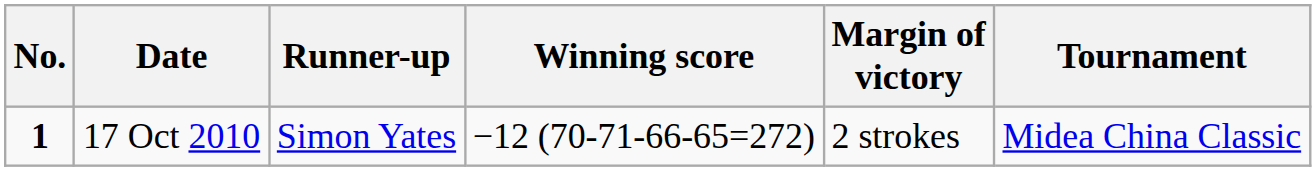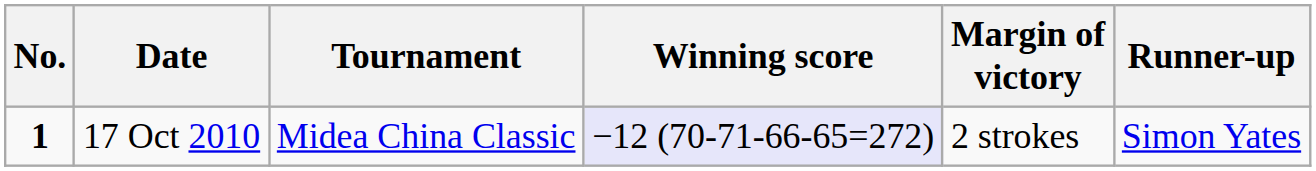columns swapped: (1152, 55) <-> (366, 55)
(644, 135) no background -> (763, 135) lavender background
